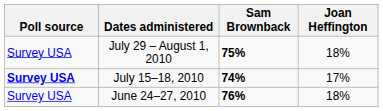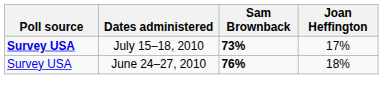- row: (159, 52)
(233, 78) 74% -> (233, 45) 73%
